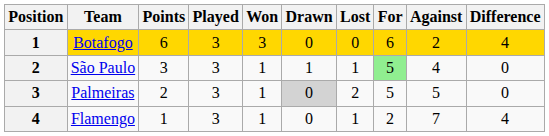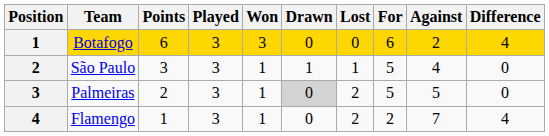(390, 67) lightgreen background -> (390, 67) no background
(355, 118) 1 -> (355, 118) 2
